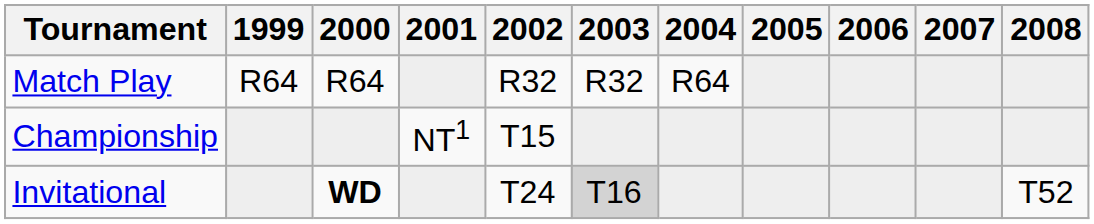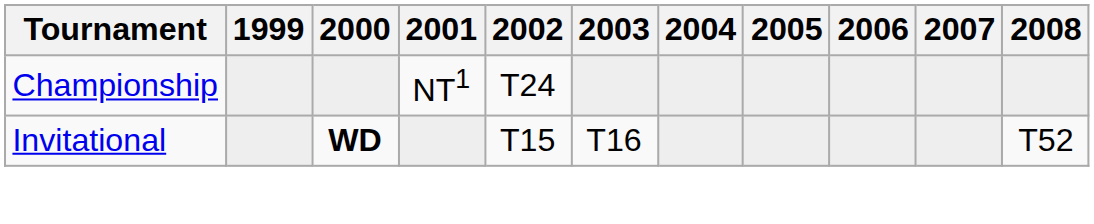- row: (92, 81)
(528, 136) T15 -> (528, 85) T24
(528, 191) T24 -> (528, 140) T15
(614, 191) lightgrey background -> (614, 140) no background
